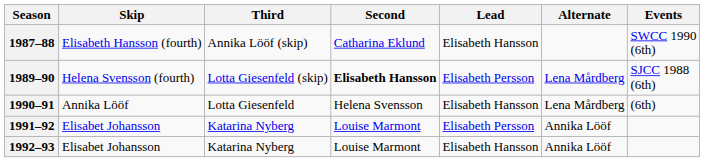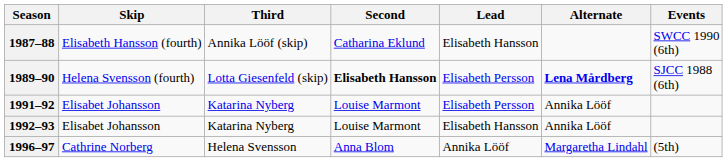(584, 77) normal -> (589, 77) bold
- row: (32, 105)
+ row: (32, 146)
